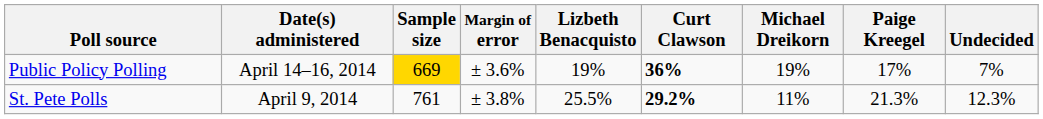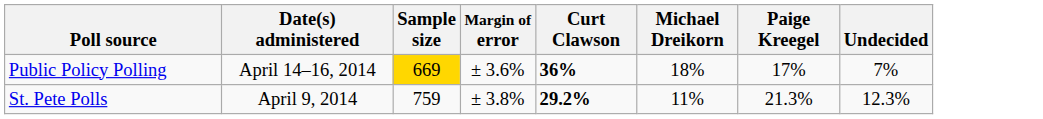- column: (588, 29)
(793, 69) 19% -> (687, 69) 18%
(427, 98) 761 -> (427, 98) 759
